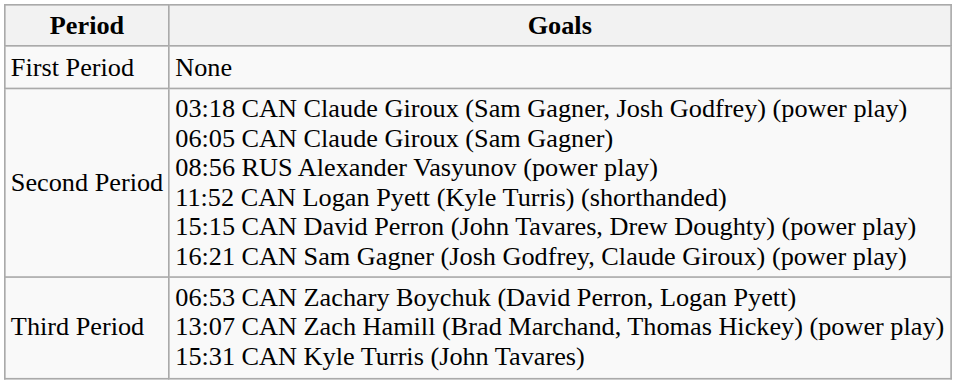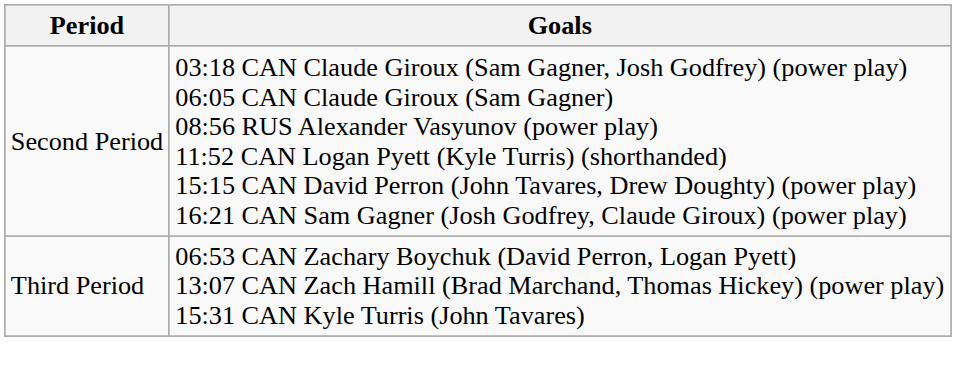- row: (72, 66)
